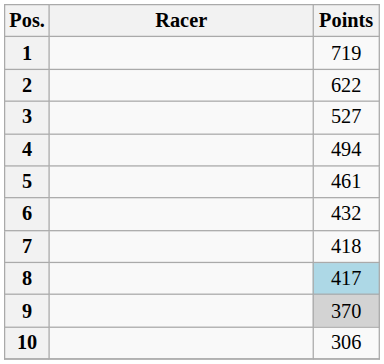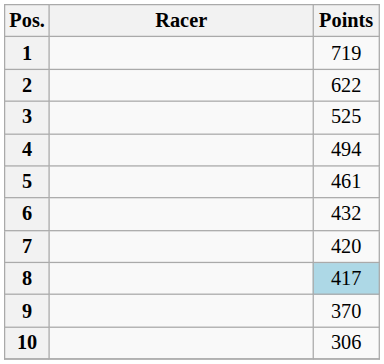(346, 117) 527 -> (346, 117) 525
(346, 246) 418 -> (346, 246) 420
(346, 310) lightgrey background -> (346, 310) no background
